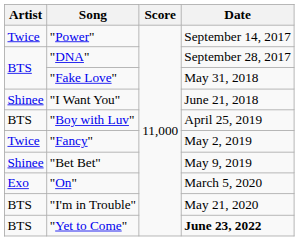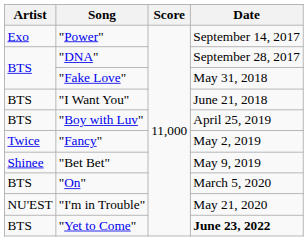(24, 36) Twice -> (18, 36) Exo
(26, 99) Shinee -> (20, 99) BTS
(18, 183) Exo -> (20, 183) BTS
(20, 204) BTS -> (30, 204) NU'EST
